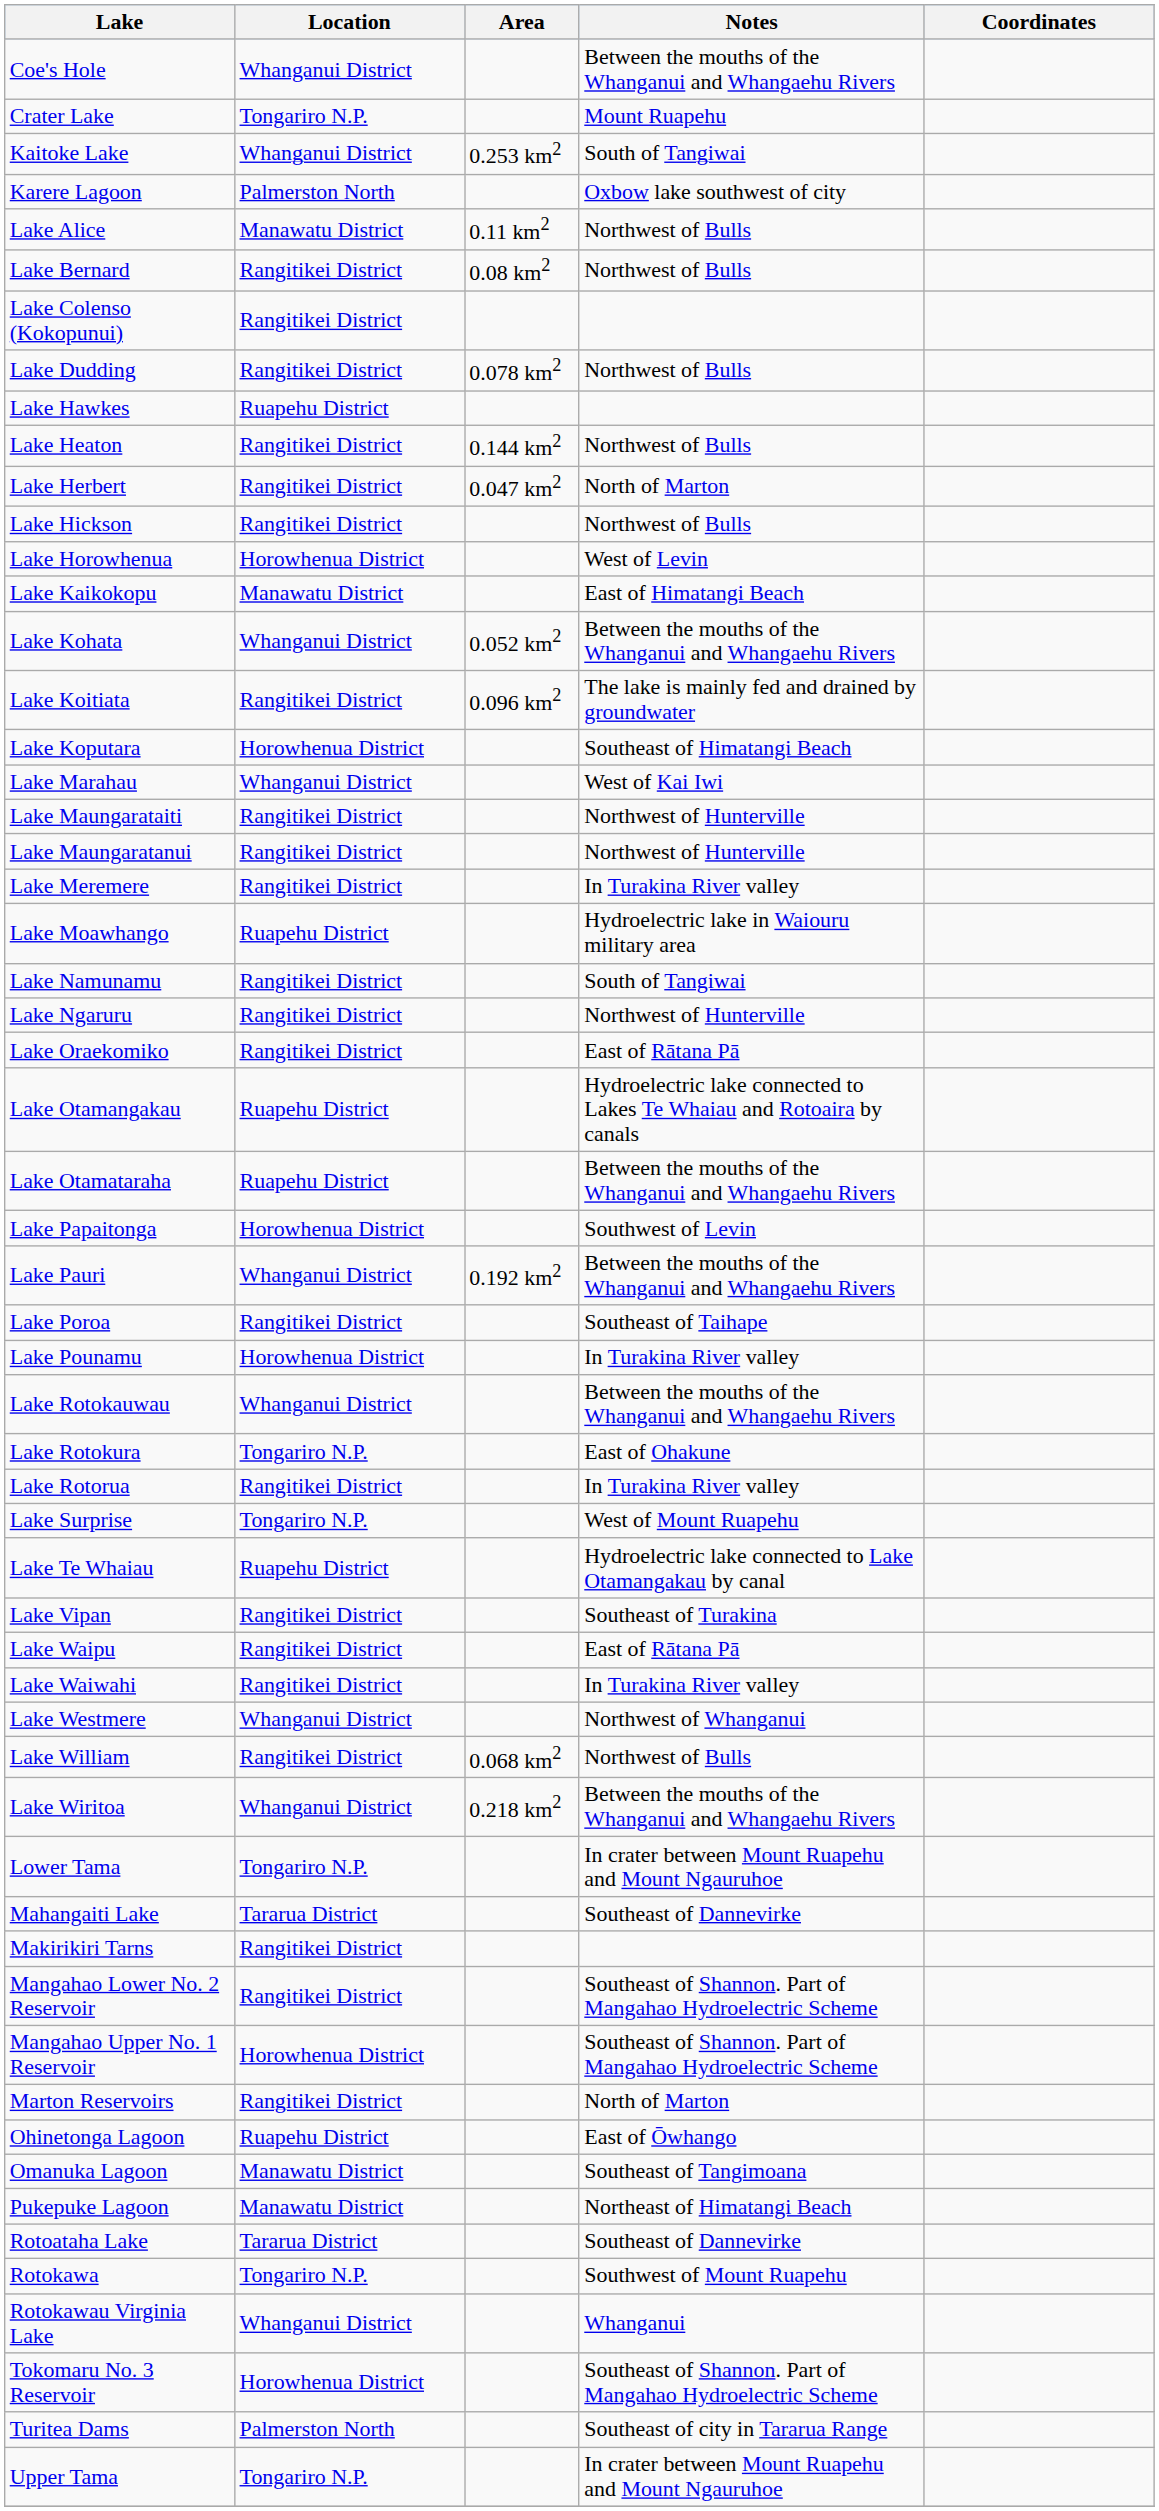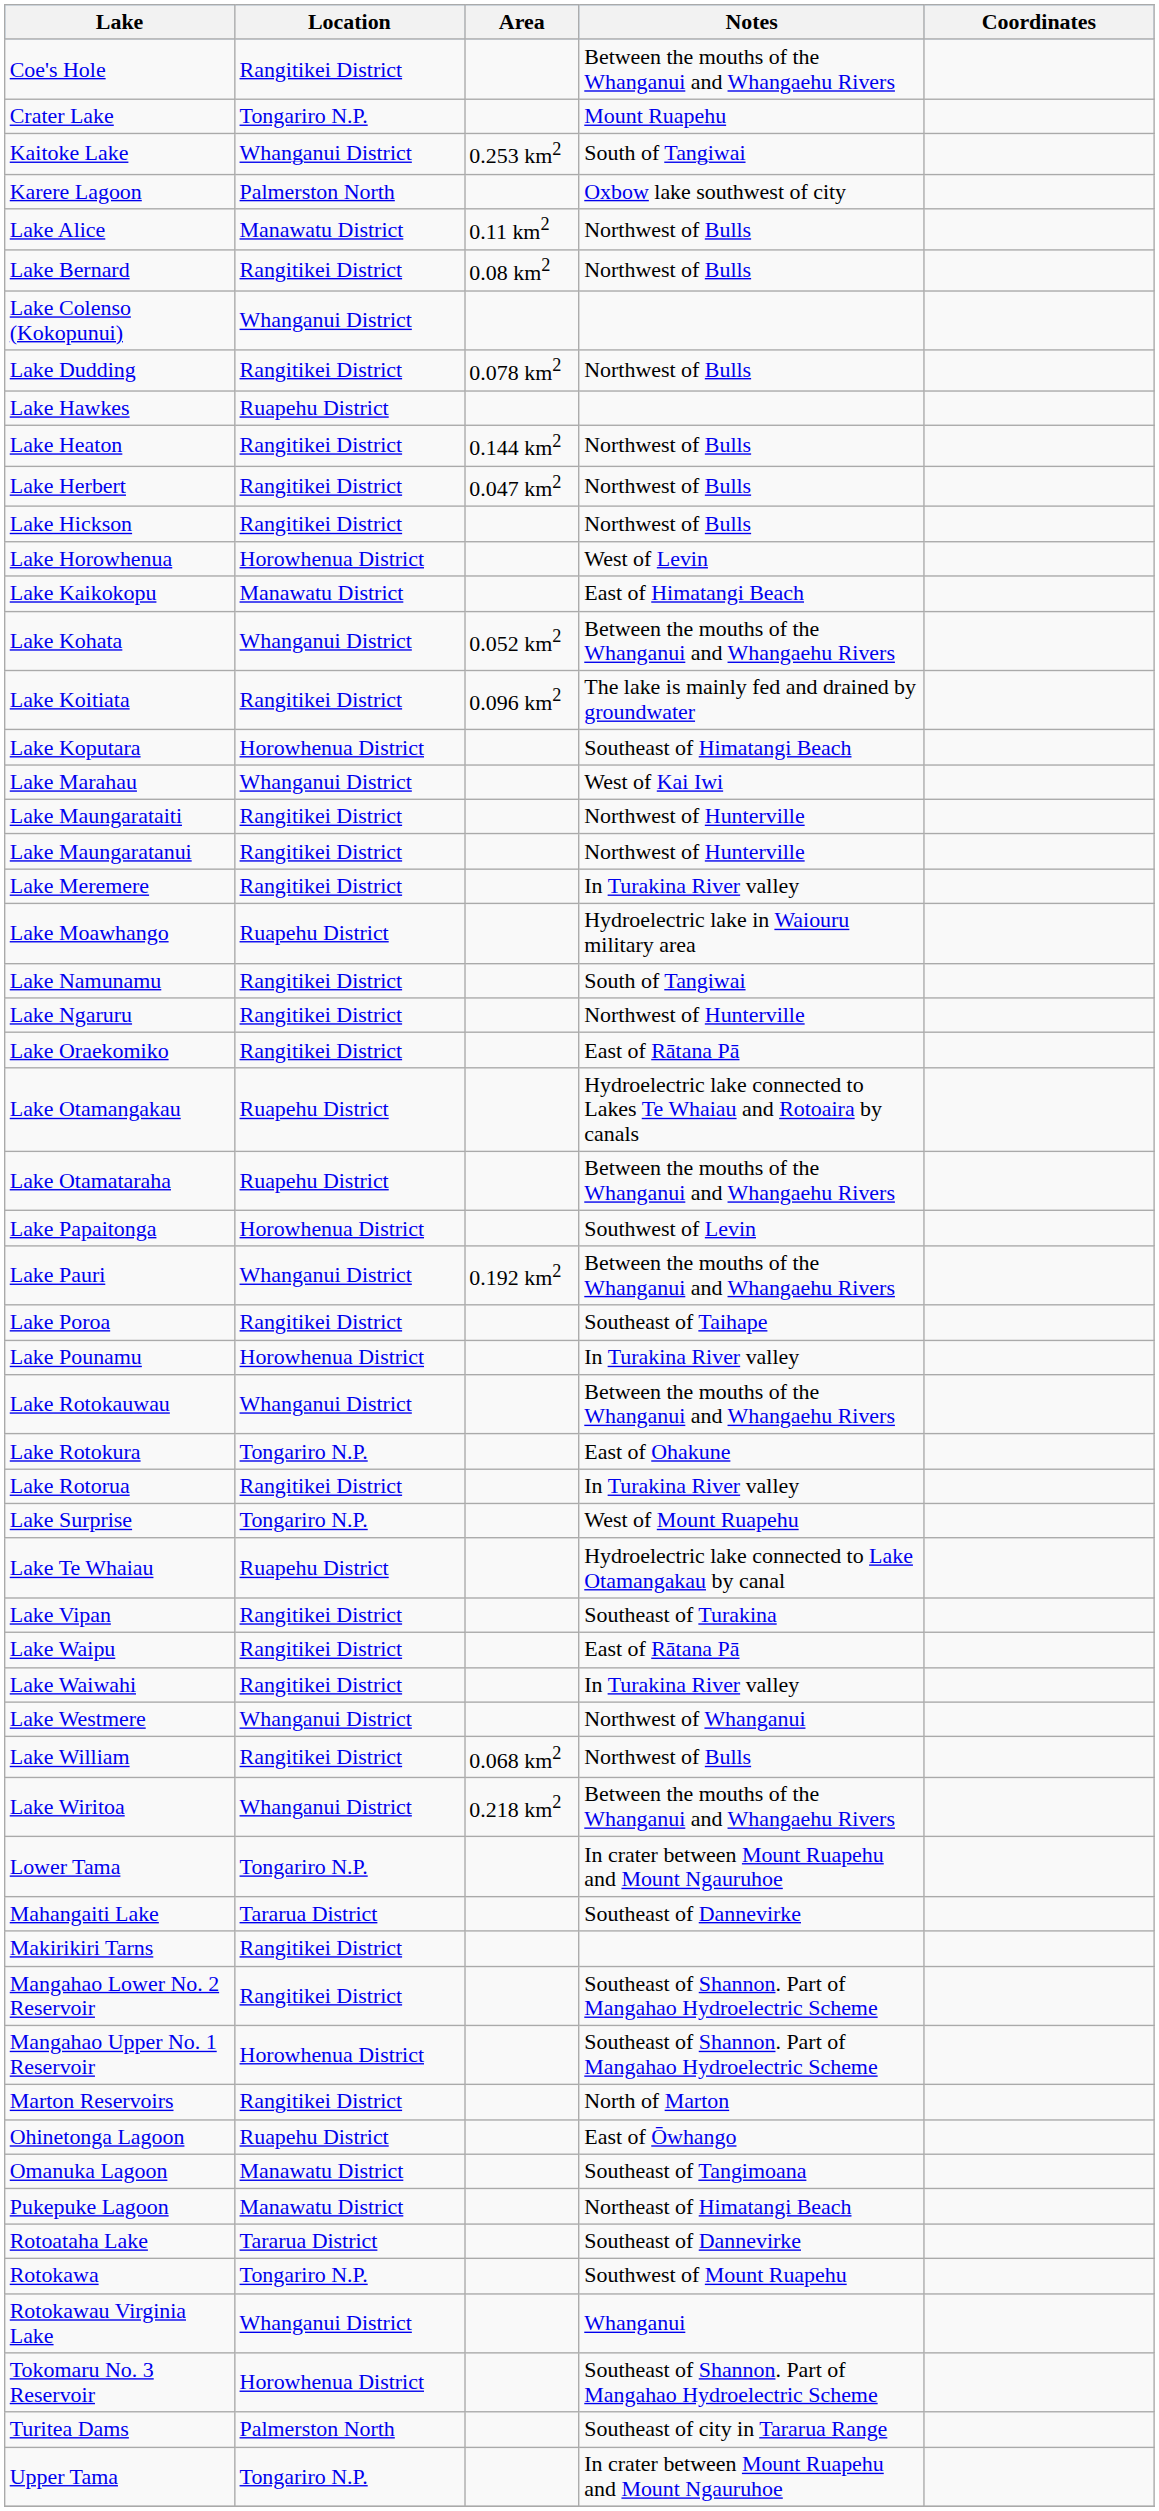(326, 68) Whanganui District -> (321, 68) Rangitikei District
(321, 320) Rangitikei District -> (326, 320) Whanganui District
(657, 486) North of Marton -> (668, 486) Northwest of Bulls
